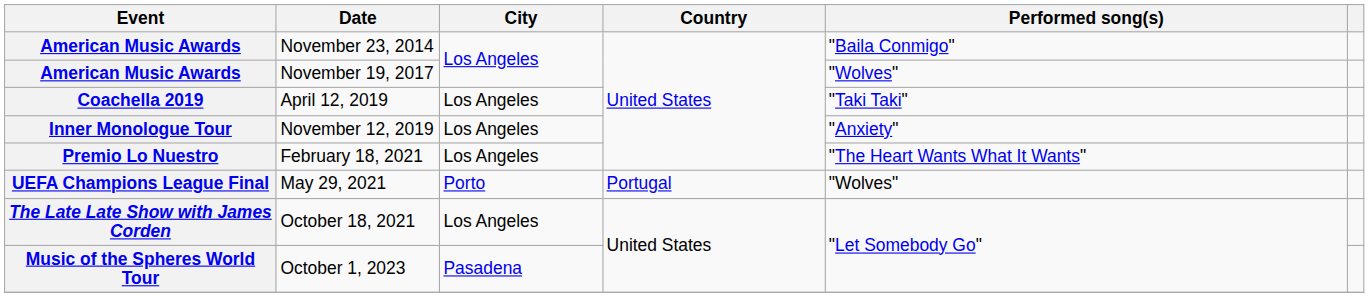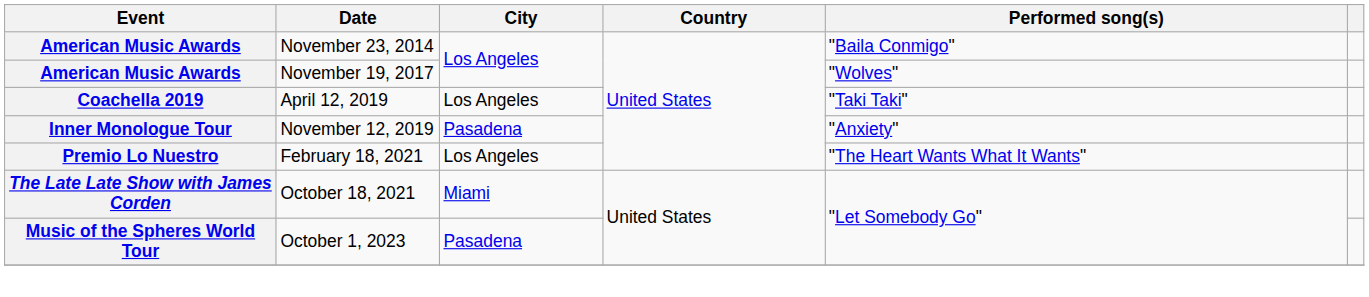(491, 128) Los Angeles -> (483, 128) Pasadena
- row: (333, 184)
(491, 221) Los Angeles -> (467, 194) Miami
